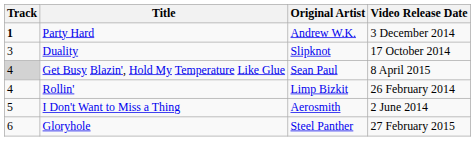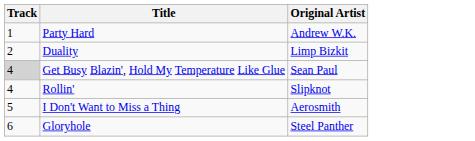- column: (419, 13)
(10, 32) bold -> (10, 32) normal
(10, 51) 3 -> (10, 51) 2
(311, 51) Slipknot -> (319, 51) Limp Bizkit
(319, 88) Limp Bizkit -> (311, 88) Slipknot
